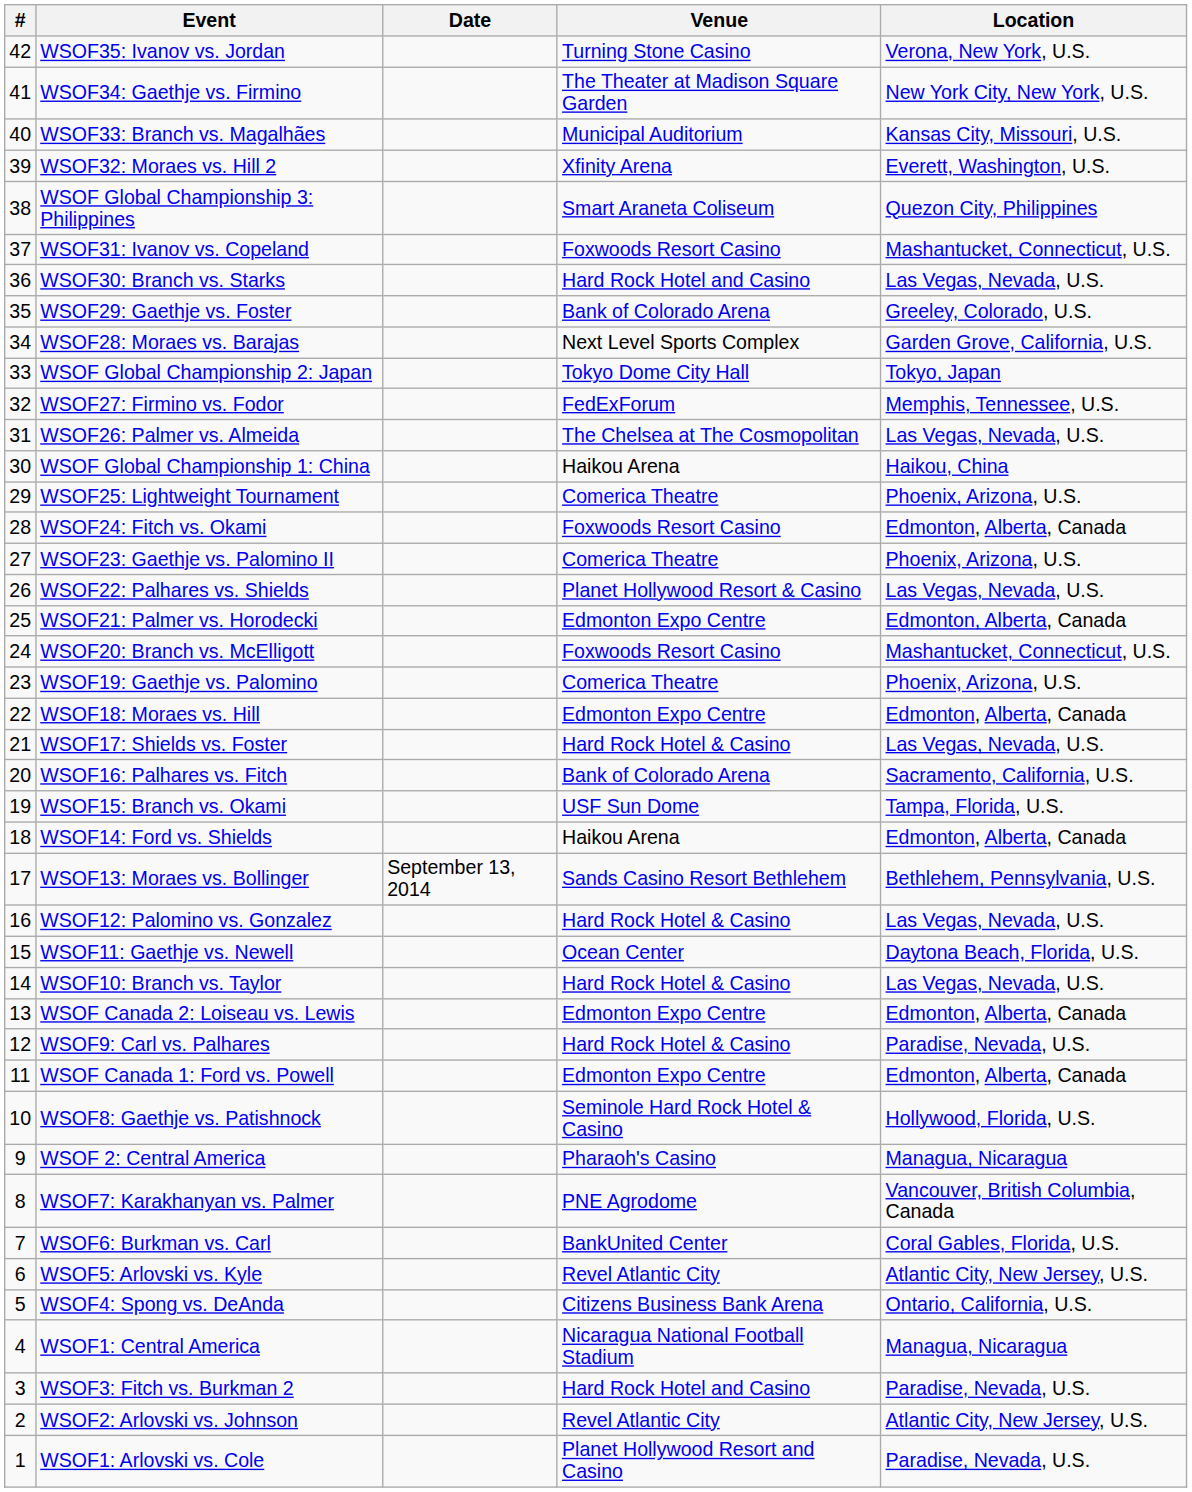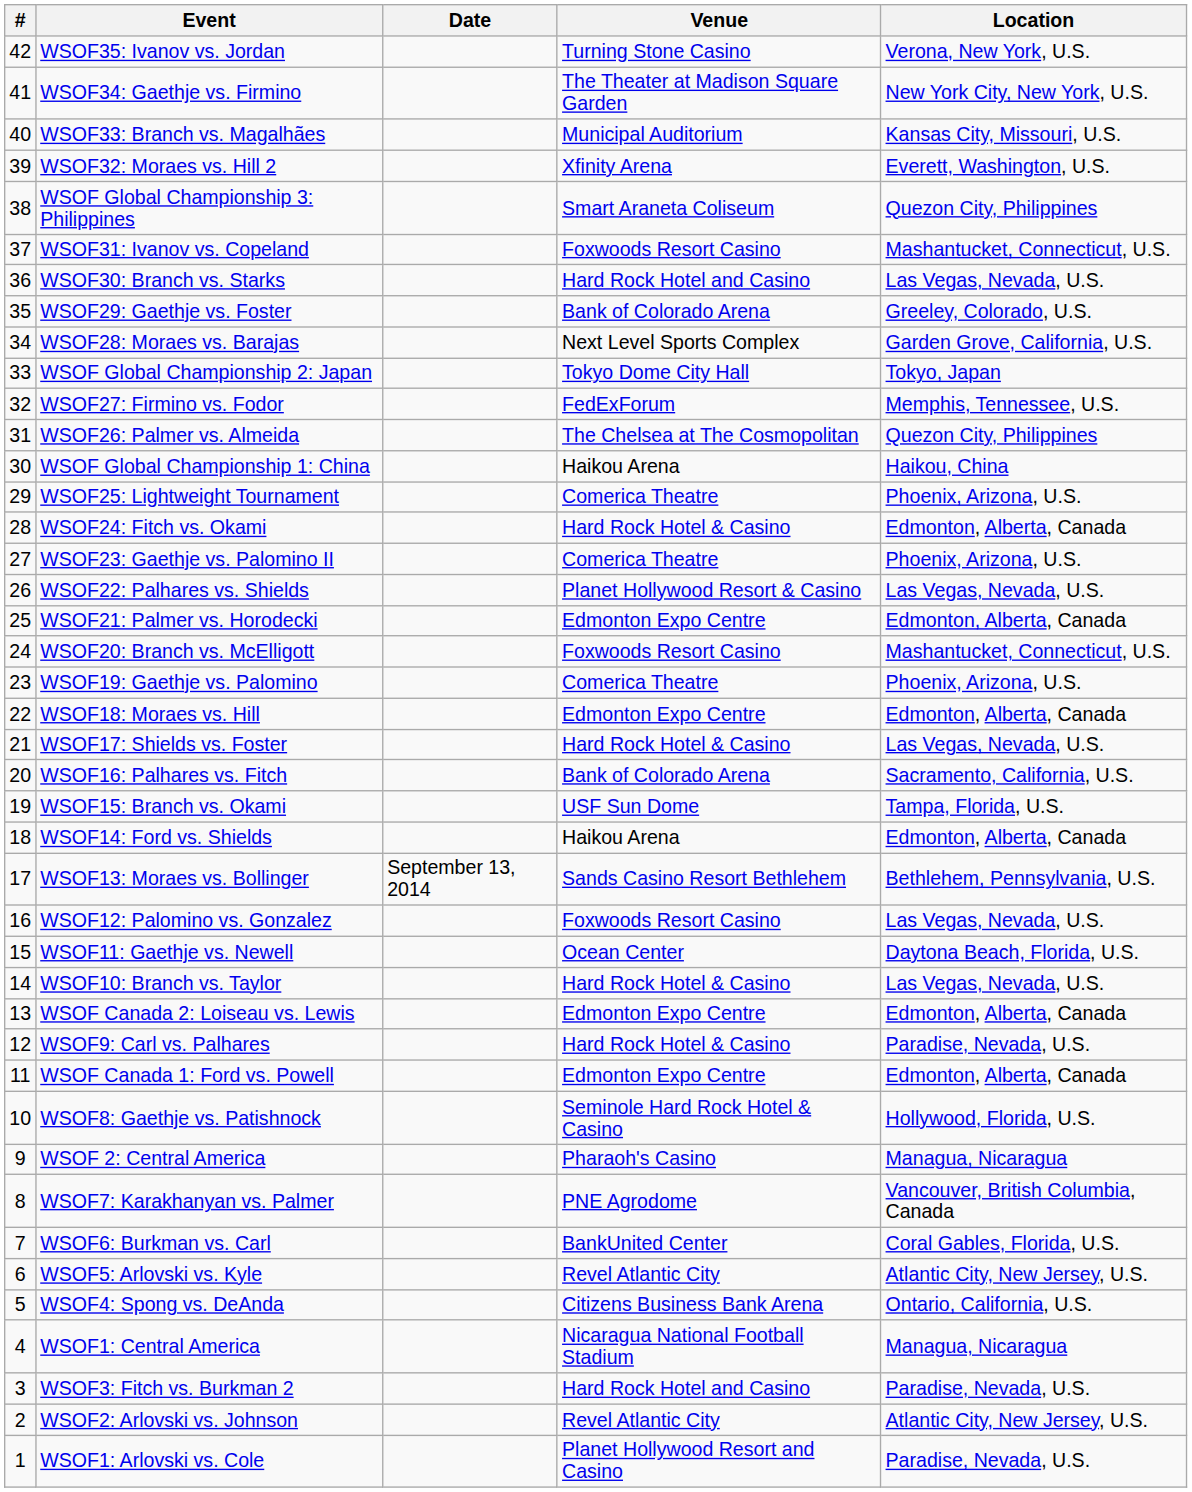(995, 435) Las Vegas, Nevada, U.S. -> (991, 435) Quezon City, Philippines
(671, 528) Foxwoods Resort Casino -> (676, 528) Hard Rock Hotel & Casino
(676, 921) Hard Rock Hotel & Casino -> (671, 921) Foxwoods Resort Casino
